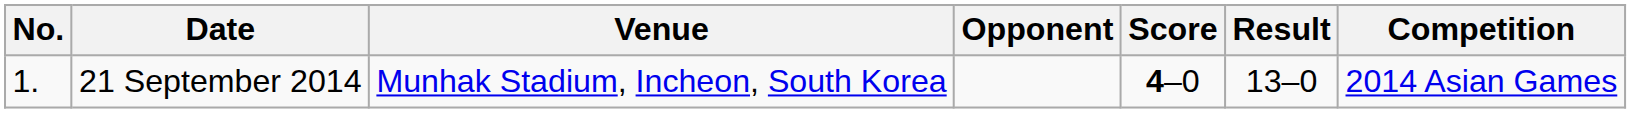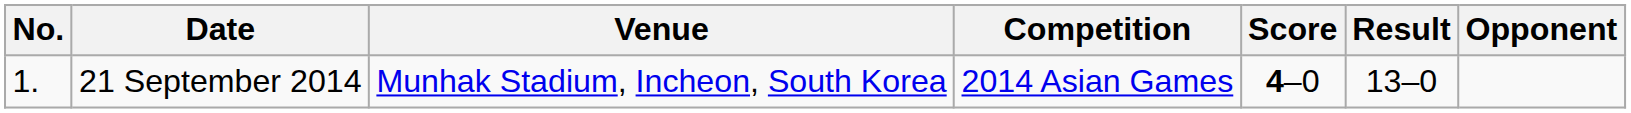columns swapped: (1037, 30) <-> (1481, 30)
